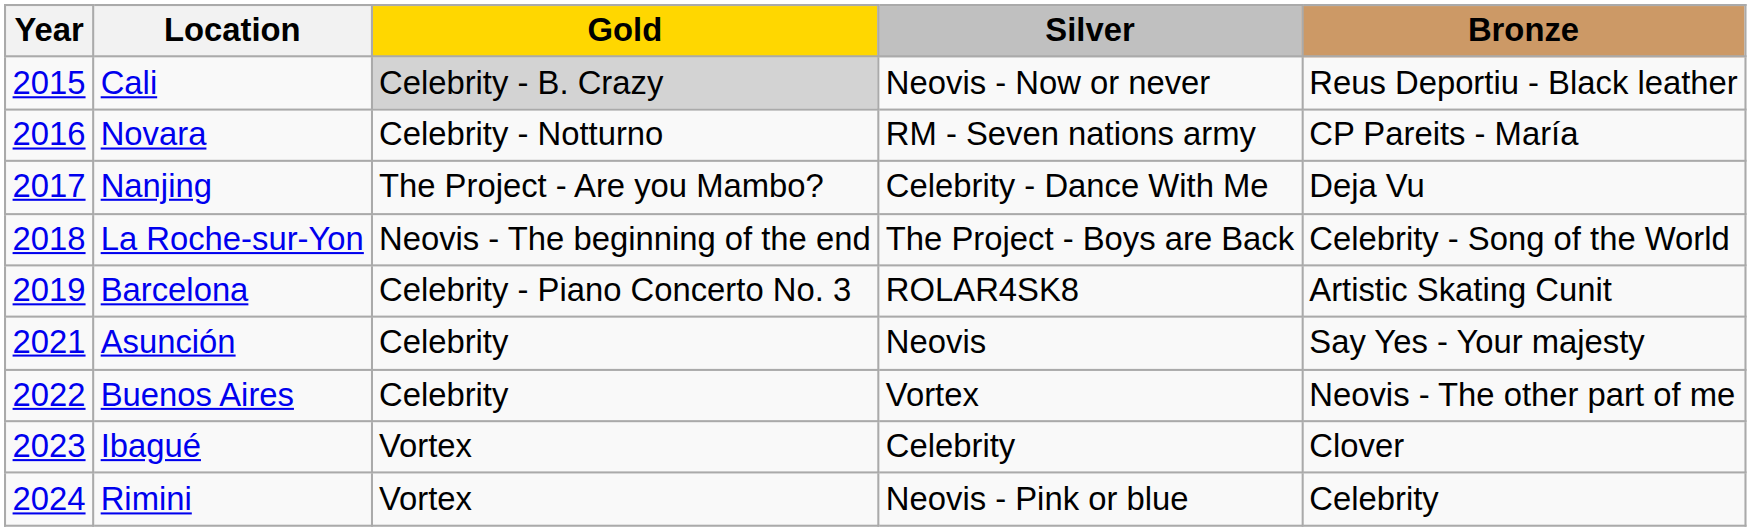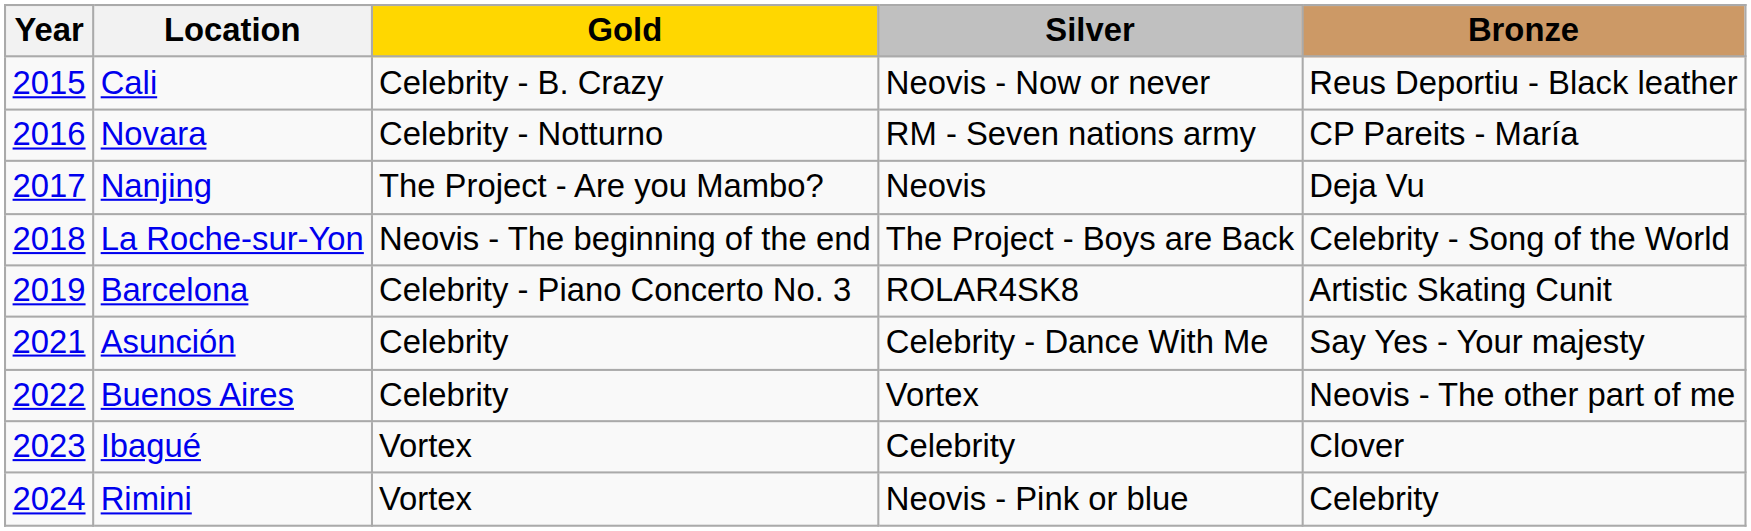(521, 82) lightgrey background -> (521, 82) no background
(1077, 186) Celebrity - Dance With Me -> (936, 186) Neovis
(936, 342) Neovis -> (1077, 342) Celebrity - Dance With Me
